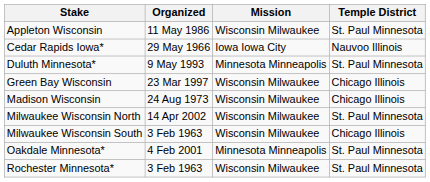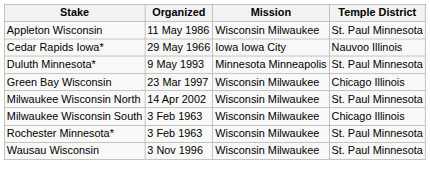- row: (54, 99)
- row: (56, 151)
+ row: (53, 151)
